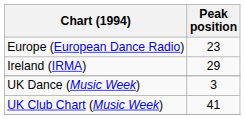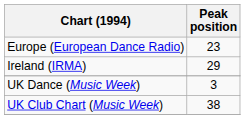(214, 104) 41 -> (214, 104) 38
